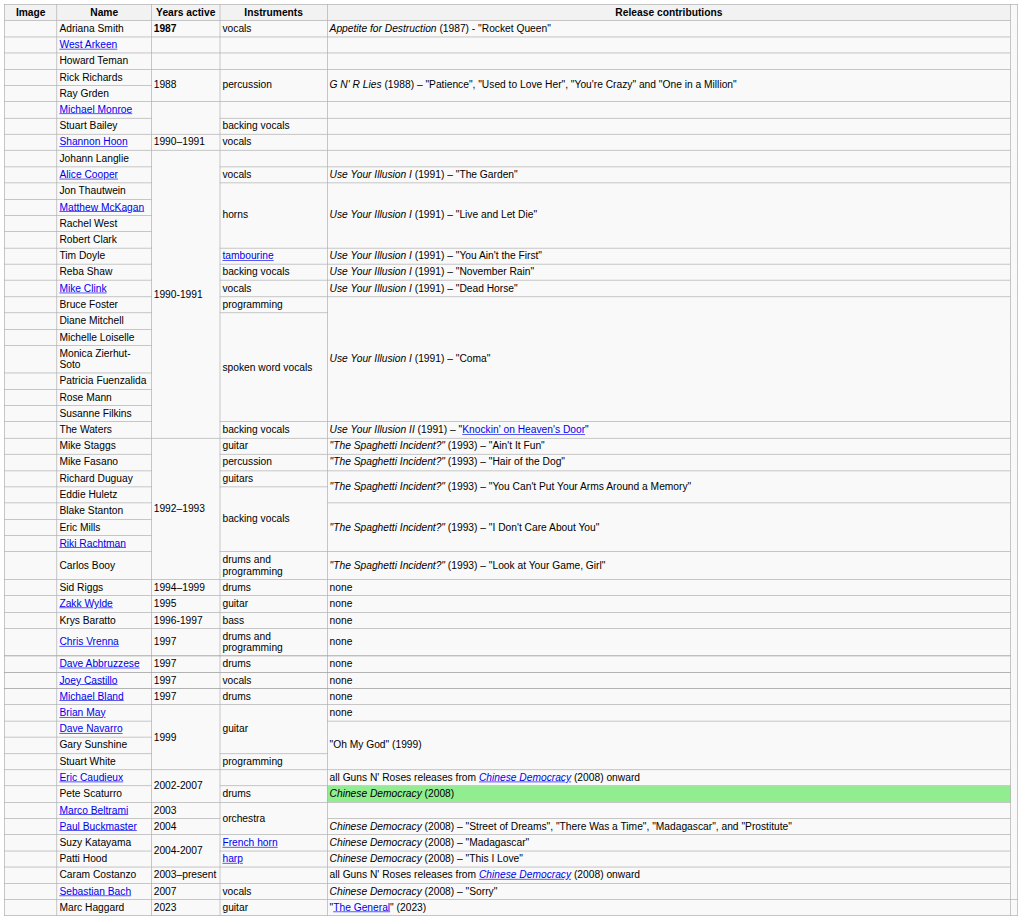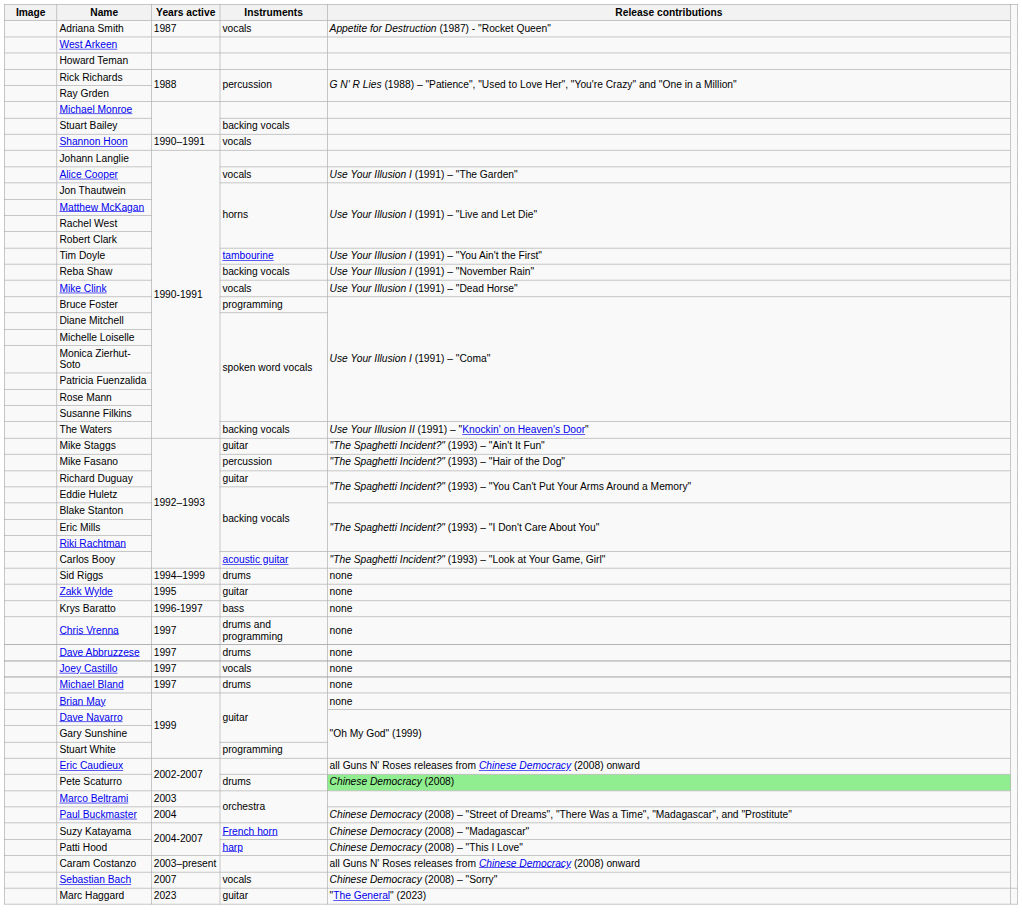(165, 28) bold -> (165, 28) normal
(238, 478) guitars -> (235, 478) guitar
(253, 565) drums and programming -> (255, 560) acoustic guitar
